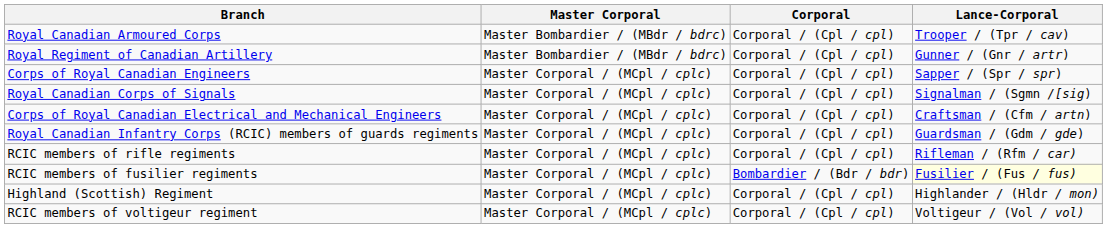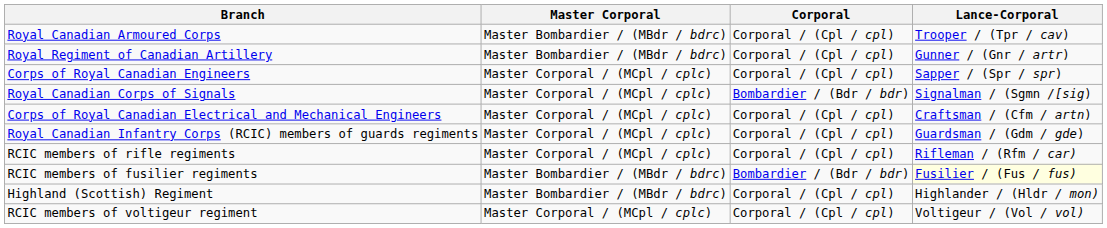(814, 94) Corporal / (Cpl / cpl) -> (821, 94) Bombardier / (Bdr / bdr)
(598, 174) Master Corporal / (MCpl / cplc) -> (605, 174) Master Bombardier / (MBdr / bdrc)
(598, 194) Master Corporal / (MCpl / cplc) -> (605, 194) Master Bombardier / (MBdr / bdrc)
